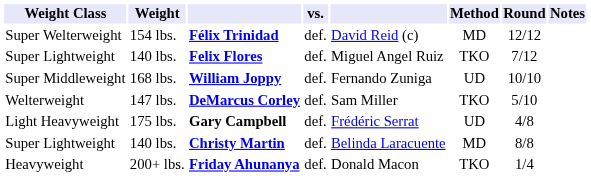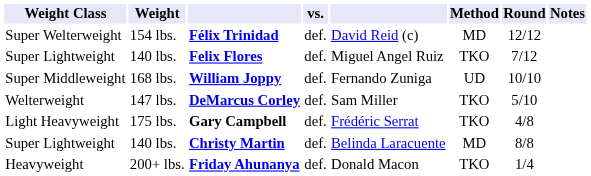(474, 121) UD -> (474, 121) TKO
